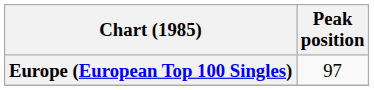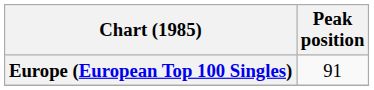(333, 70) 97 -> (333, 70) 91
